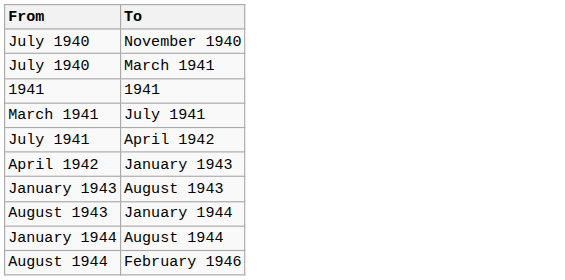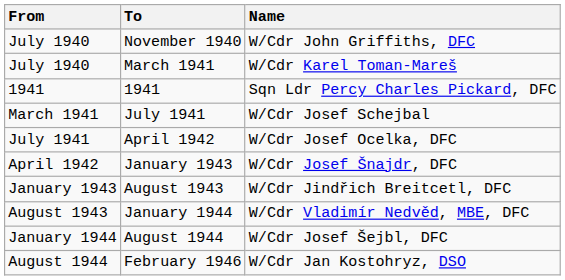+ column: (267, 17)
